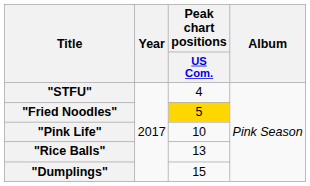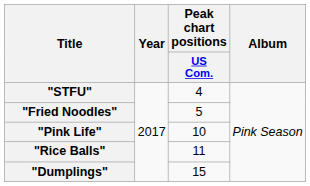(199, 112) gold background -> (199, 112) no background
(199, 151) 13 -> (199, 151) 11
